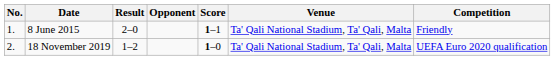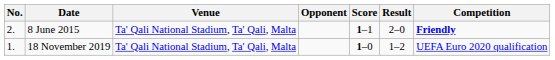columns swapped: (321, 13) <-> (130, 13)
(11, 30) 1. -> (11, 30) 2.
(434, 30) normal -> (436, 30) bold
(11, 47) 2. -> (11, 47) 1.
